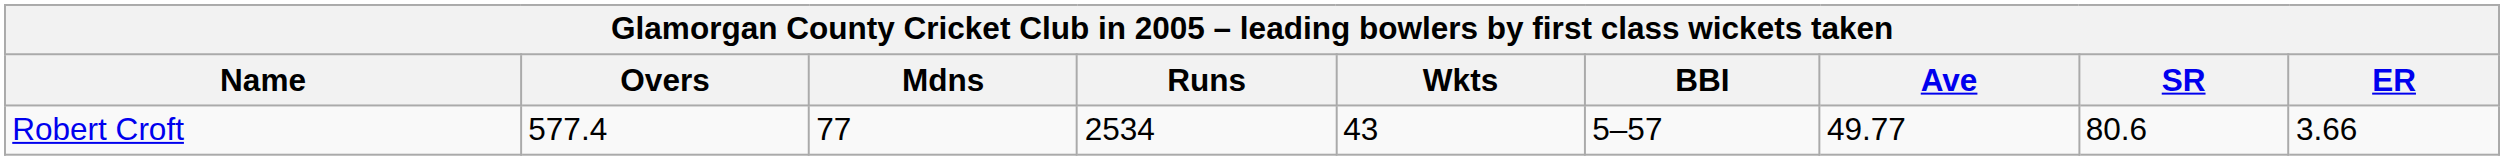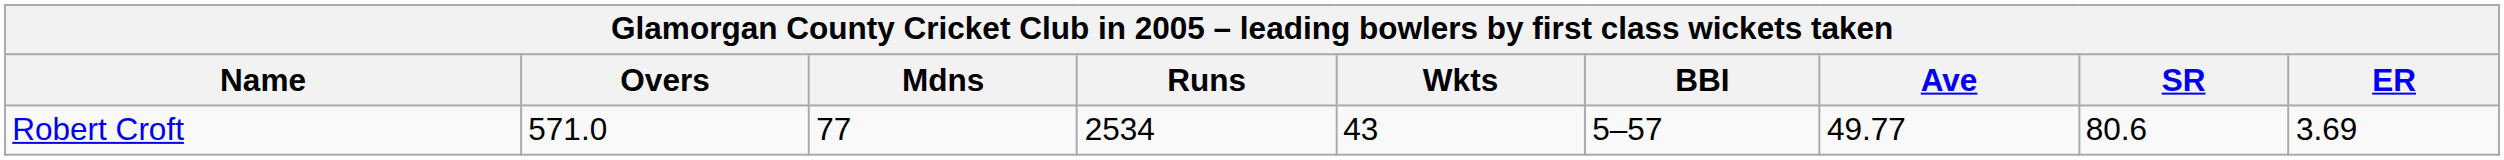(568, 129) 577.4 -> (568, 129) 571.0
(2327, 129) 3.66 -> (2327, 129) 3.69
